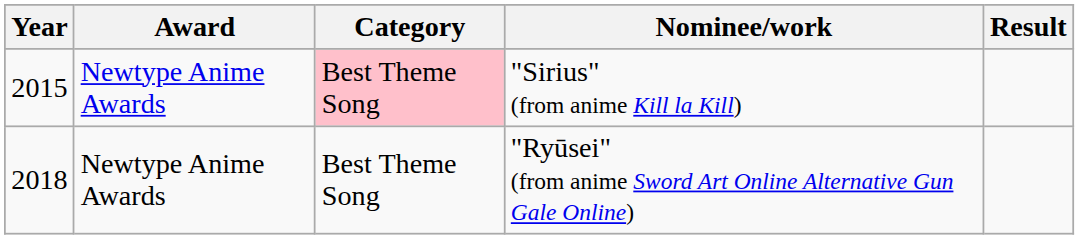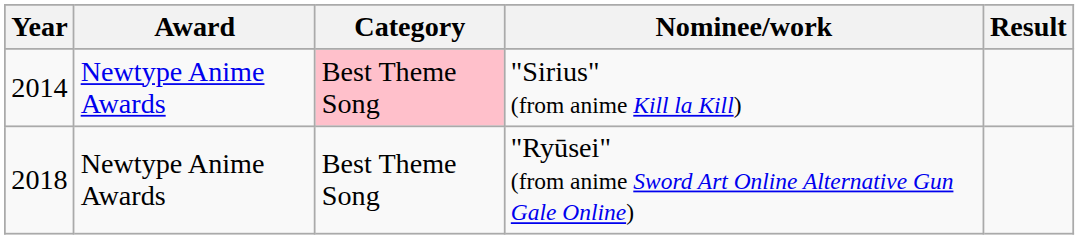(40, 87) 2015 -> (40, 87) 2014
